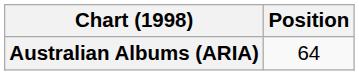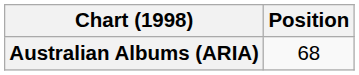(309, 53) 64 -> (309, 53) 68
